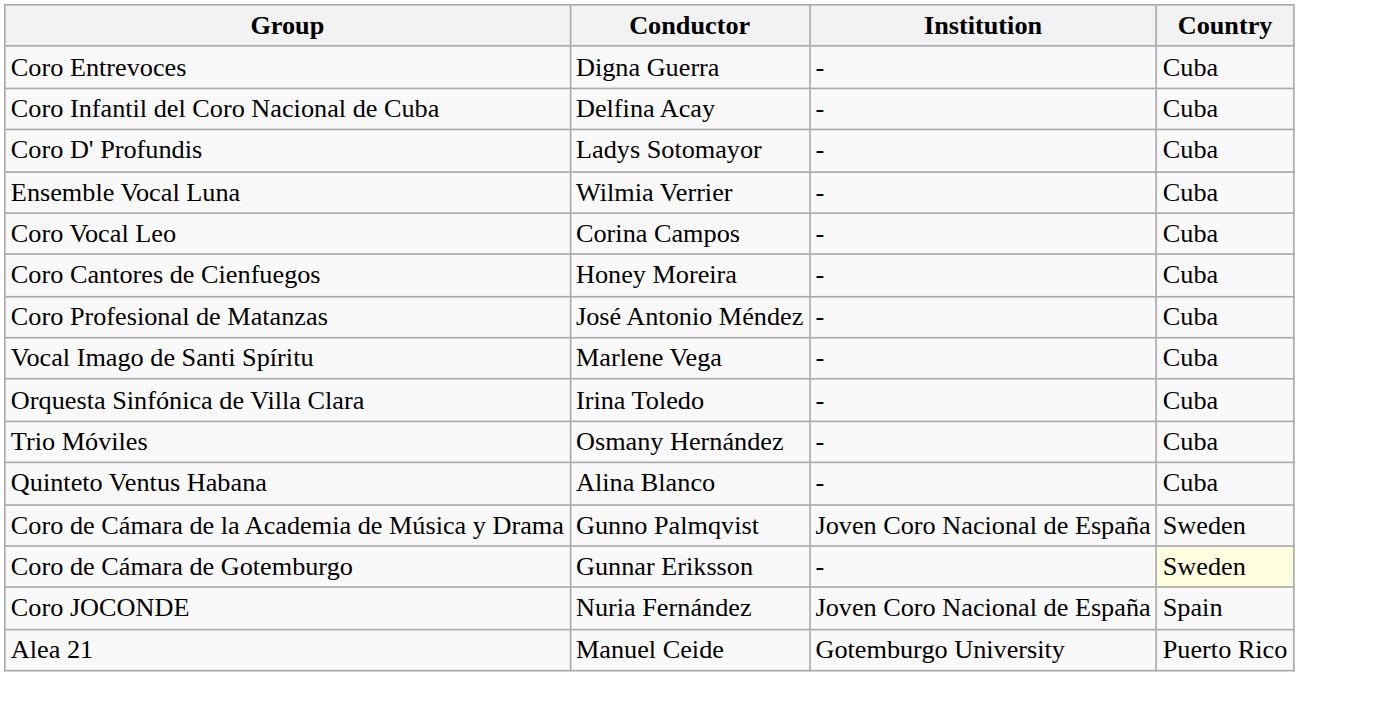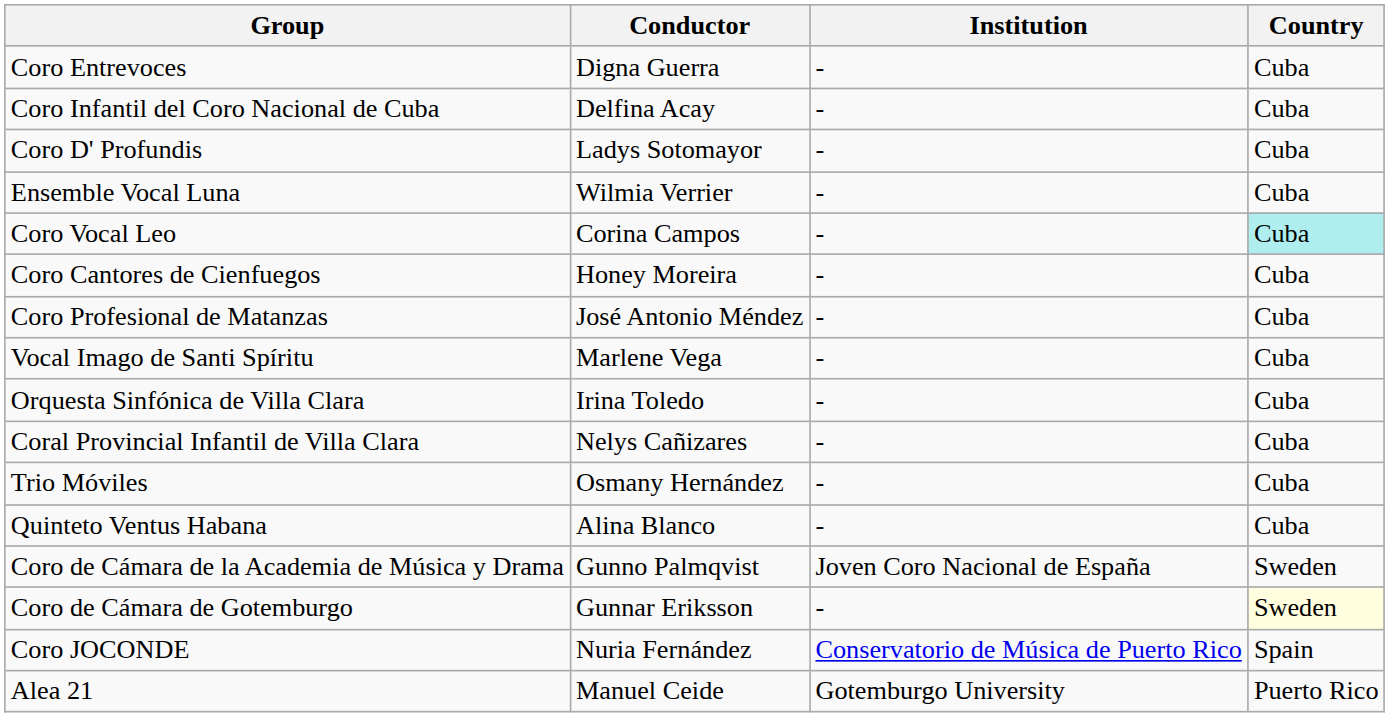(1190, 233) no background -> (1282, 233) paleturquoise background
+ row: (215, 441)
(983, 607) Joven Coro Nacional de España -> (1029, 649) Conservatorio de Música de Puerto Rico
